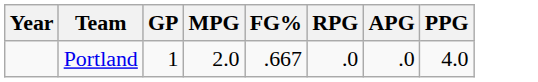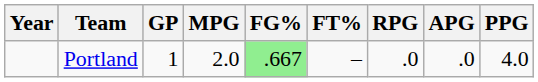+ column: (337, 22)
(283, 58) no background -> (283, 58) lightgreen background
